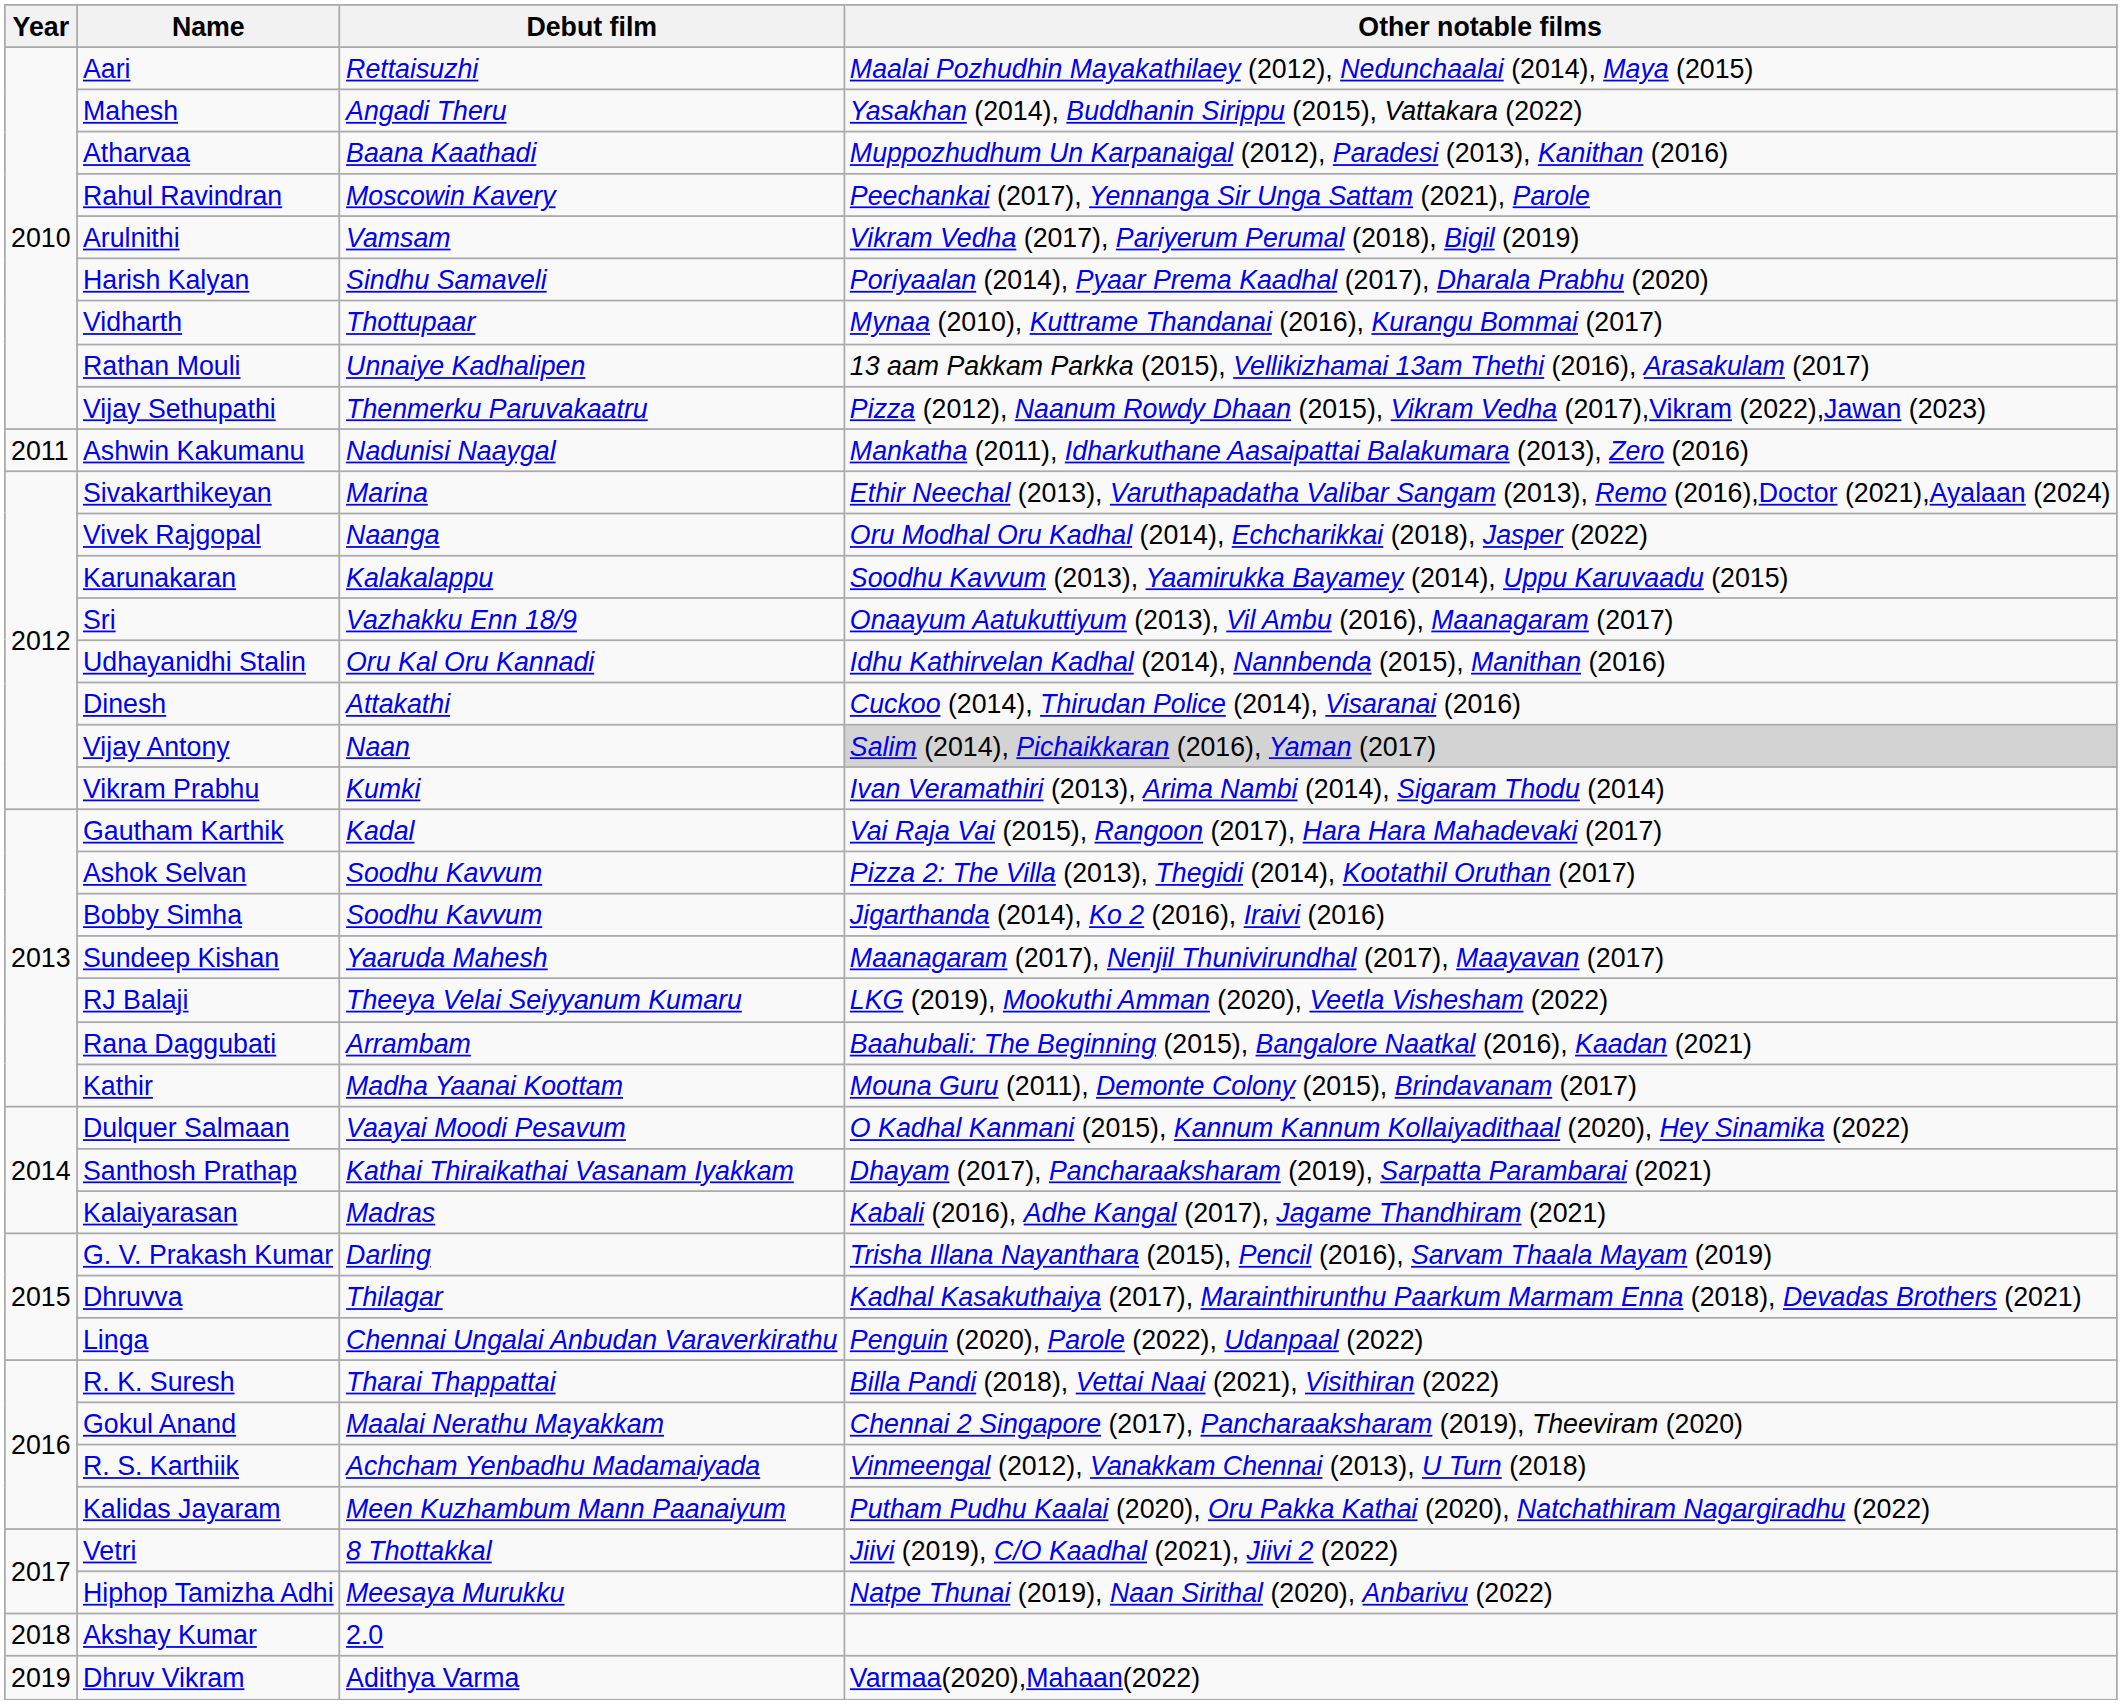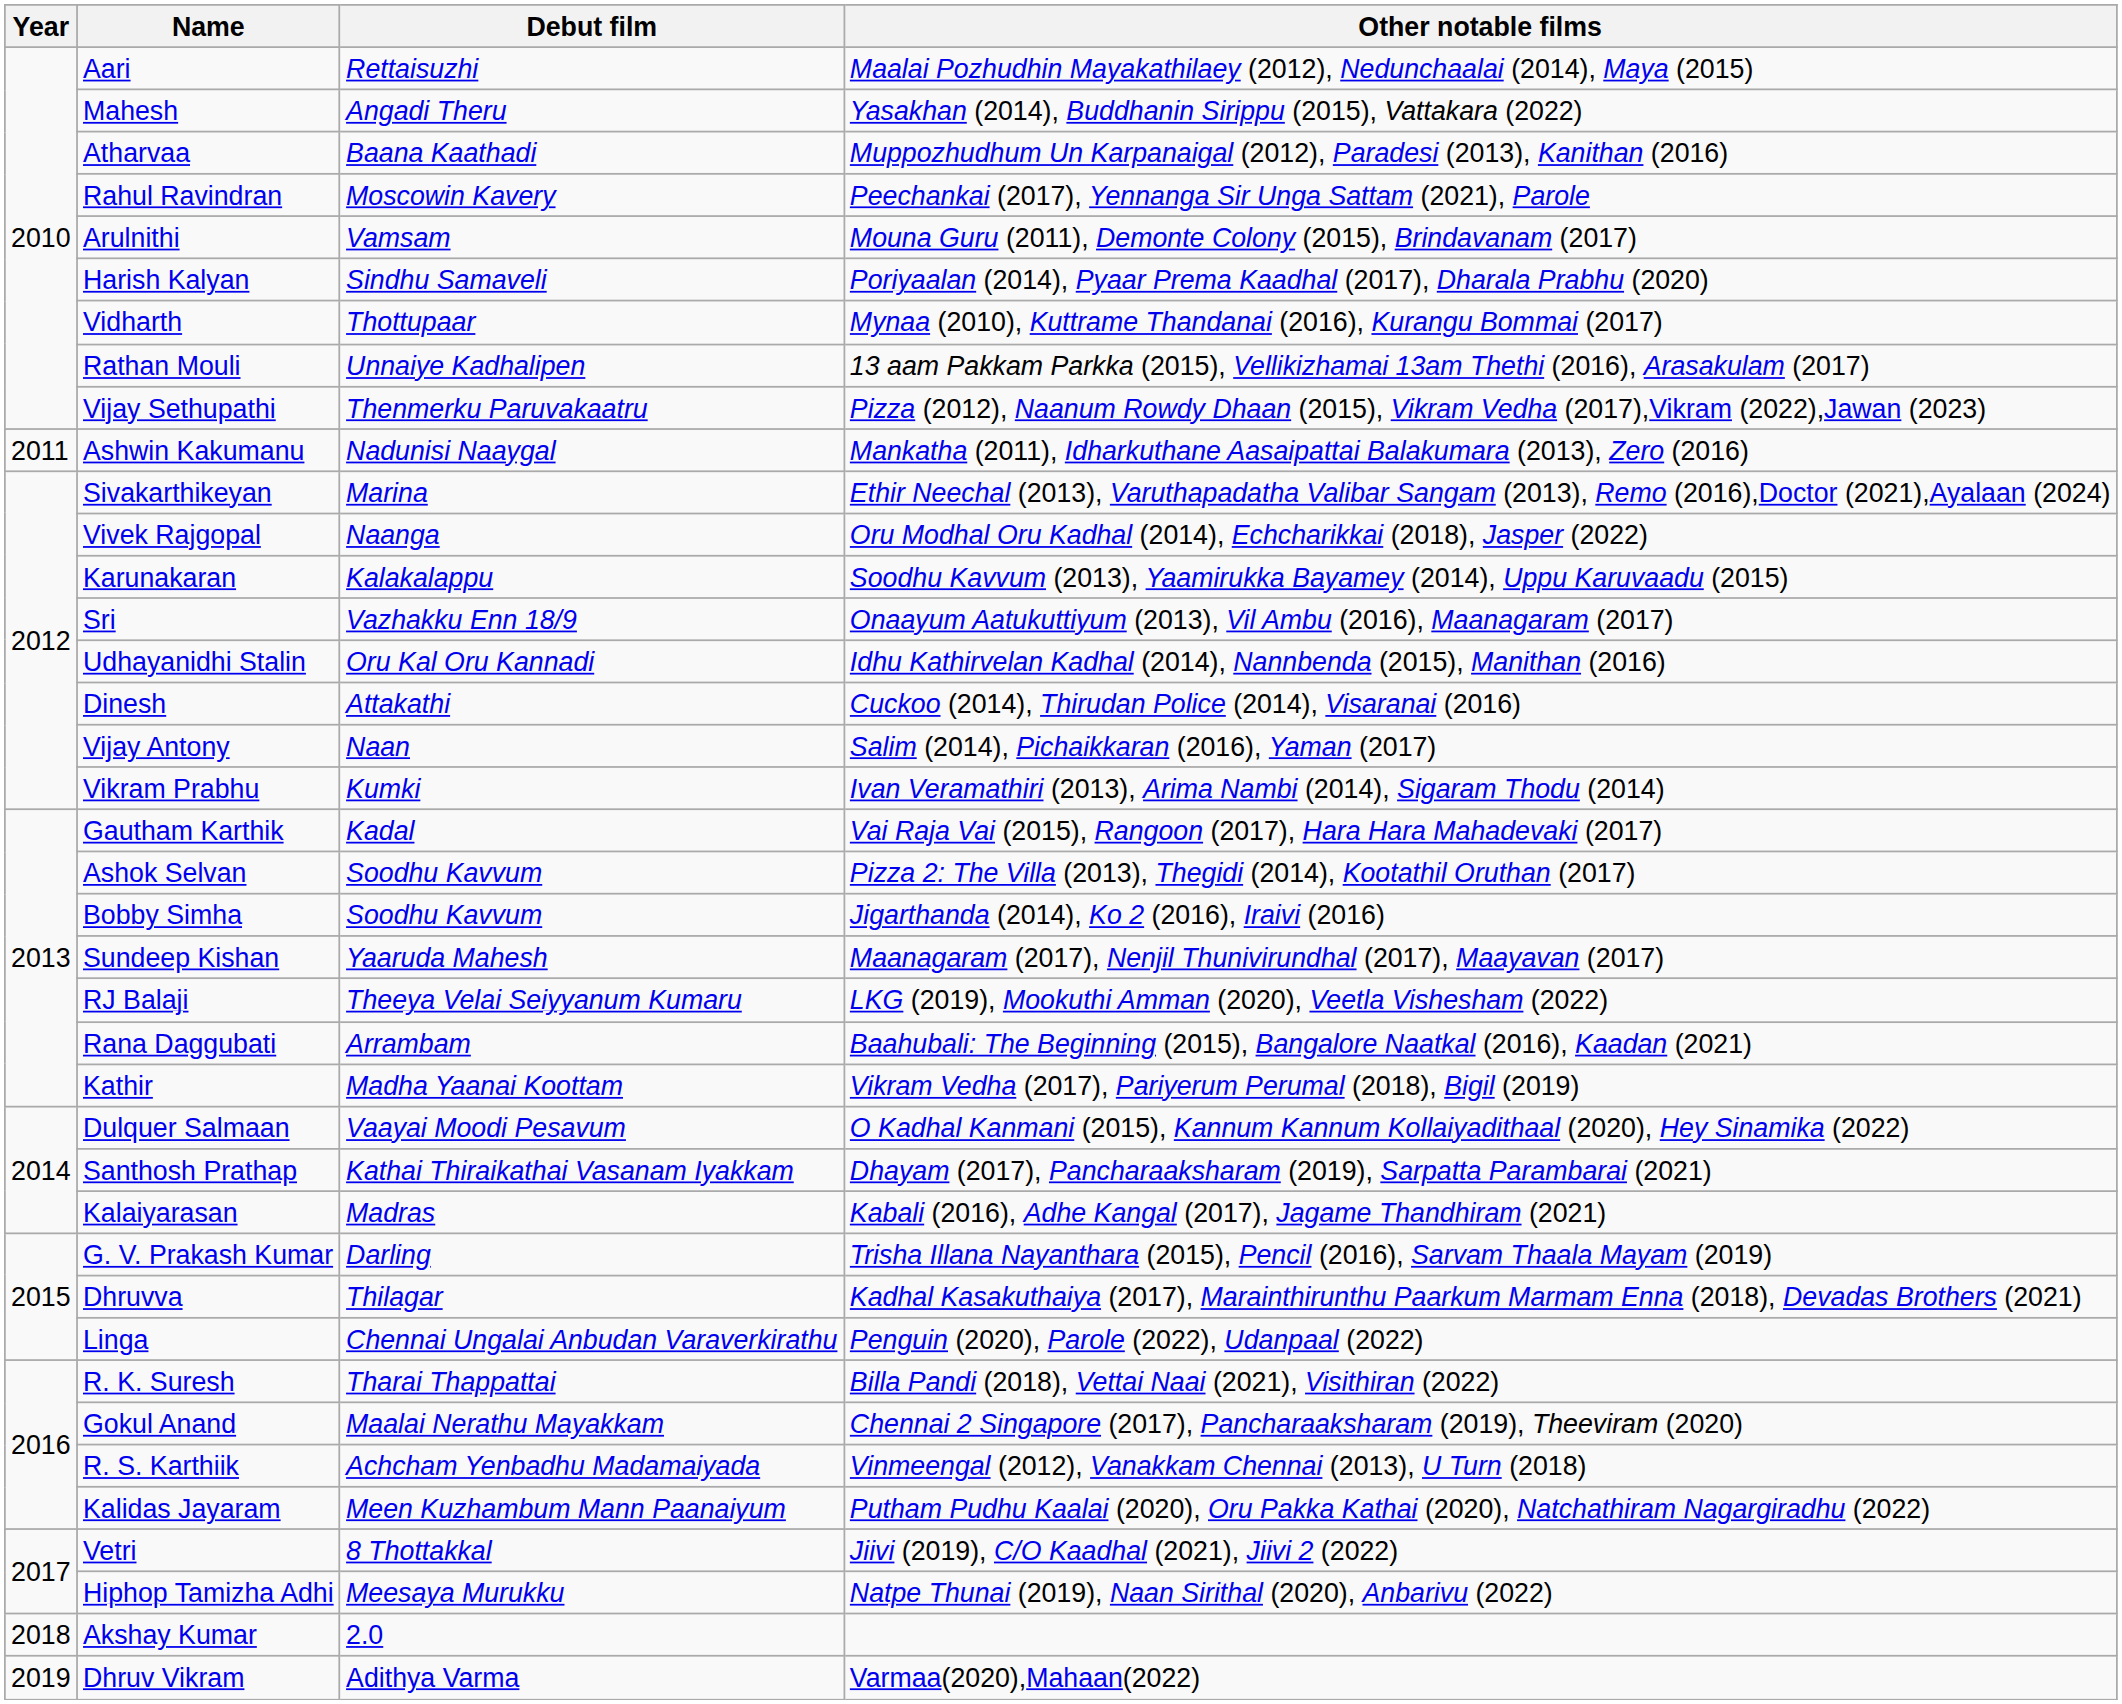(1215, 238) Vikram Vedha (2017), Pariyerum Perumal (2018), Bigil (2019) -> (1243, 238) Mouna Guru (2011), Demonte Colony (2015), Brindavanam (2017)
(1143, 746) lightgrey background -> (1143, 746) no background
(1243, 1085) Mouna Guru (2011), Demonte Colony (2015), Brindavanam (2017) -> (1215, 1085) Vikram Vedha (2017), Pariyerum Perumal (2018), Bigil (2019)
